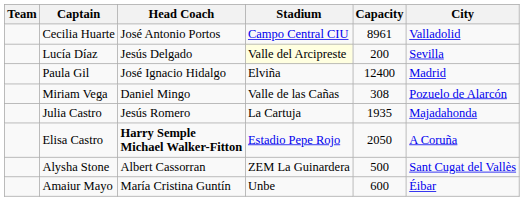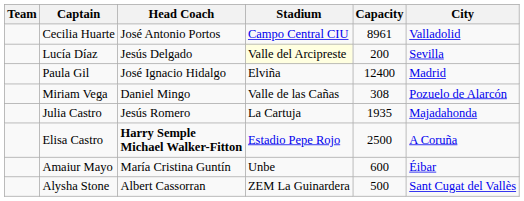(380, 140) 2050 -> (380, 140) 2500
rows swapped: (76, 166) <-> (78, 186)
